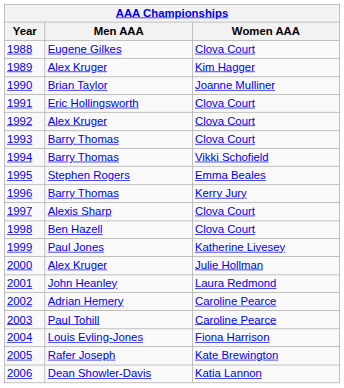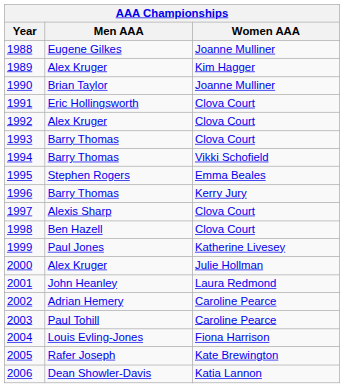(225, 49) Clova Court -> (235, 49) Joanne Mulliner
